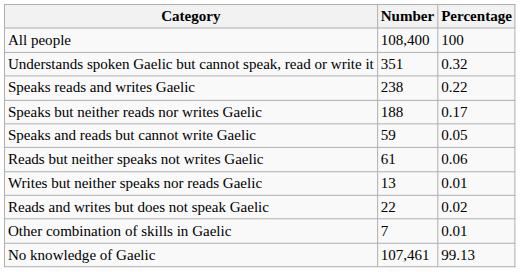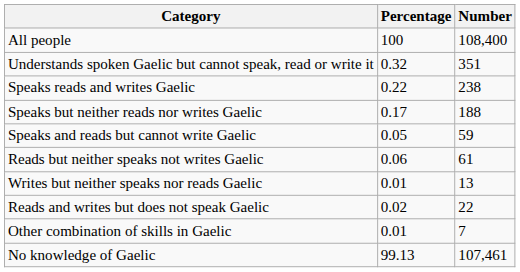columns swapped: (407, 16) <-> (476, 16)
